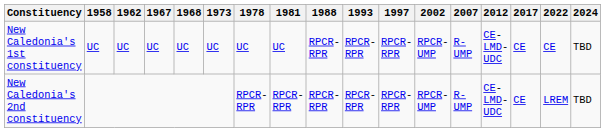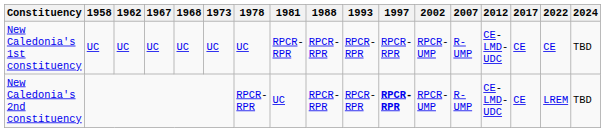(279, 48) UC -> (288, 48) RPCR-RPR
(288, 101) RPCR-RPR -> (279, 101) UC
(397, 101) normal -> (397, 101) bold
